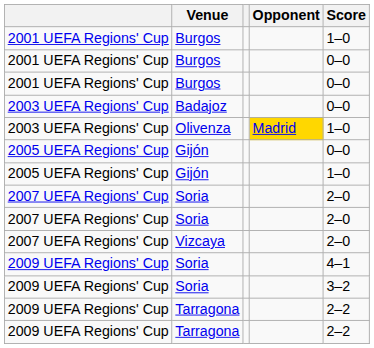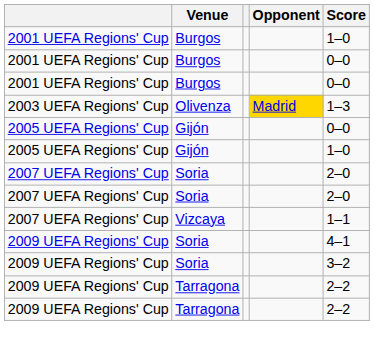- row: (88, 106)
(338, 128) 1–0 -> (338, 106) 1–3
(338, 241) 2–0 -> (338, 219) 1–1
